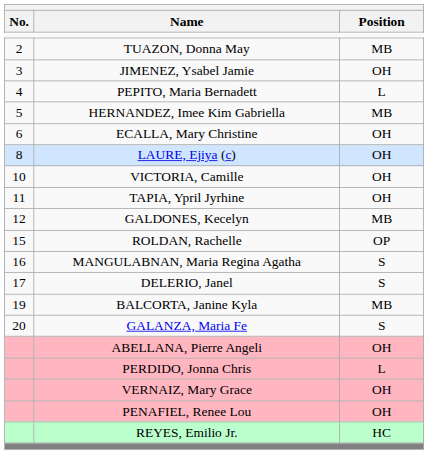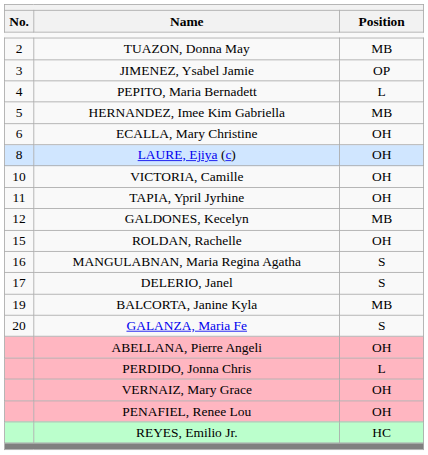(382, 70) OH -> (382, 70) OP
(382, 240) OP -> (382, 240) OH
